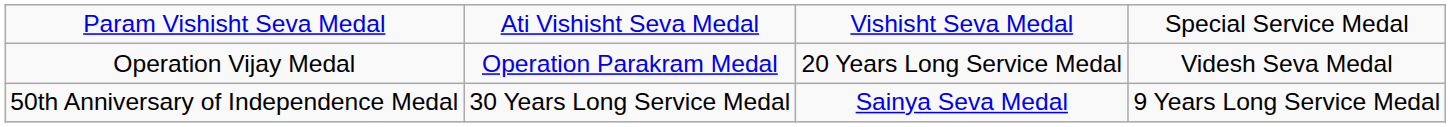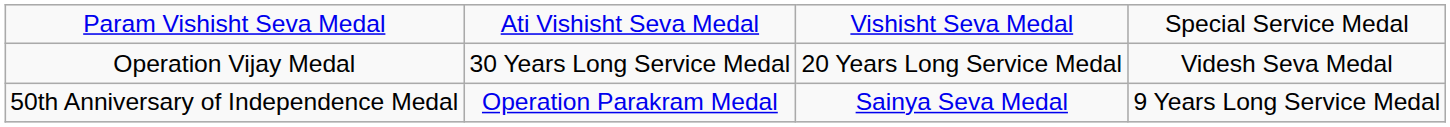(630, 63) Operation Parakram Medal -> (630, 63) 30 Years Long Service Medal
(630, 102) 30 Years Long Service Medal -> (630, 102) Operation Parakram Medal
